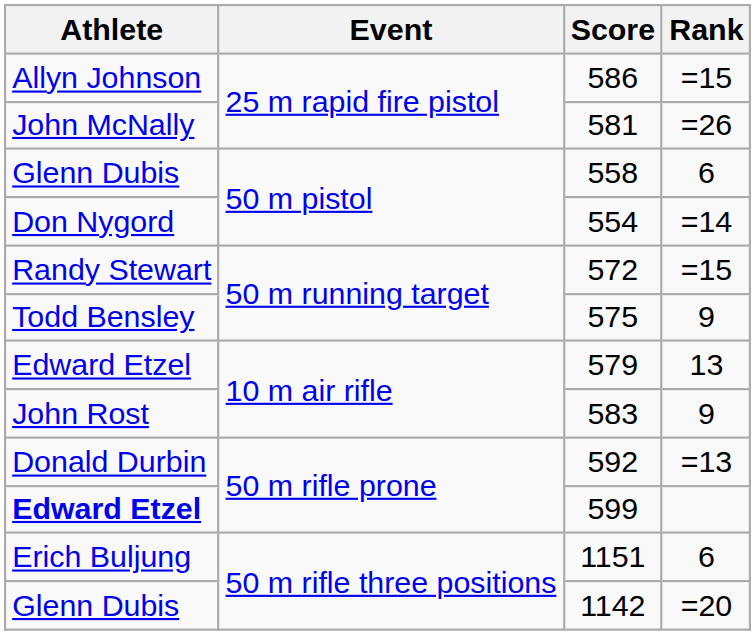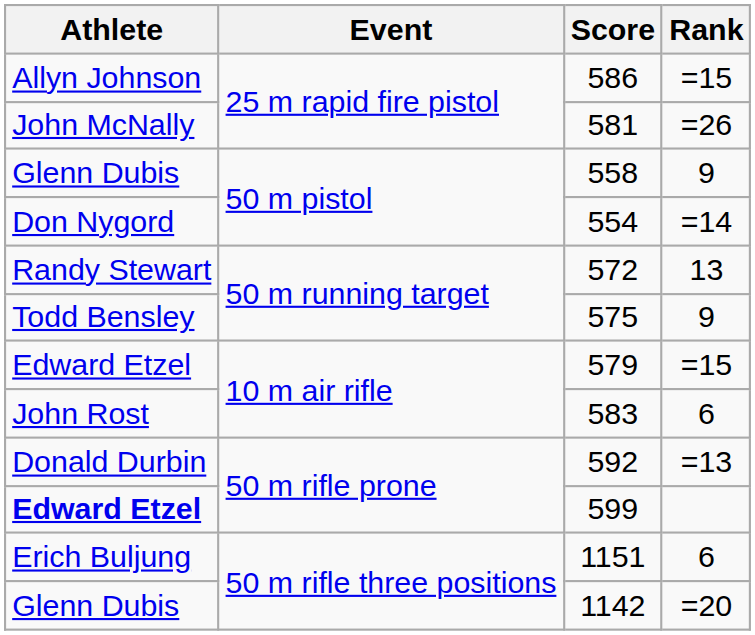(706, 173) 6 -> (706, 173) 9
(706, 269) =15 -> (706, 269) 13
(706, 365) 13 -> (706, 365) =15
(706, 413) 9 -> (706, 413) 6
